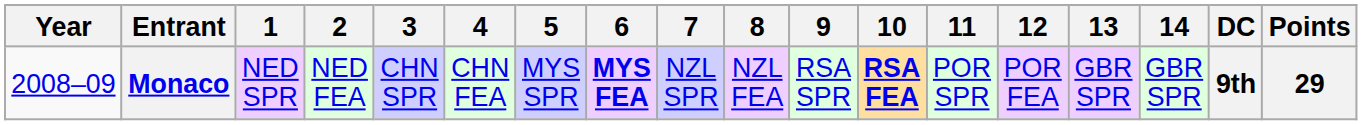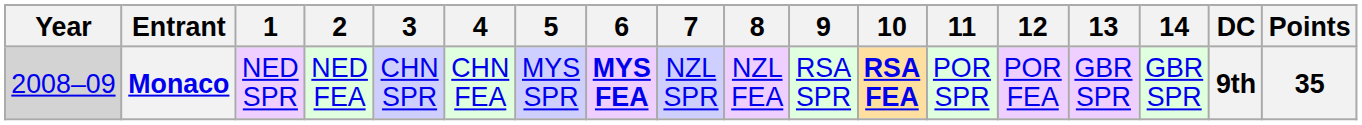(63, 83) no background -> (63, 83) lightgrey background
(1310, 83) 29 -> (1310, 83) 35
